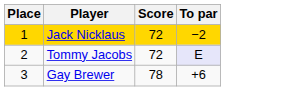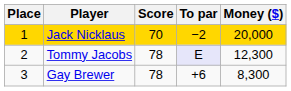+ column: (253, 14)
(156, 34) 72 -> (156, 34) 70
(156, 55) 72 -> (156, 55) 78
